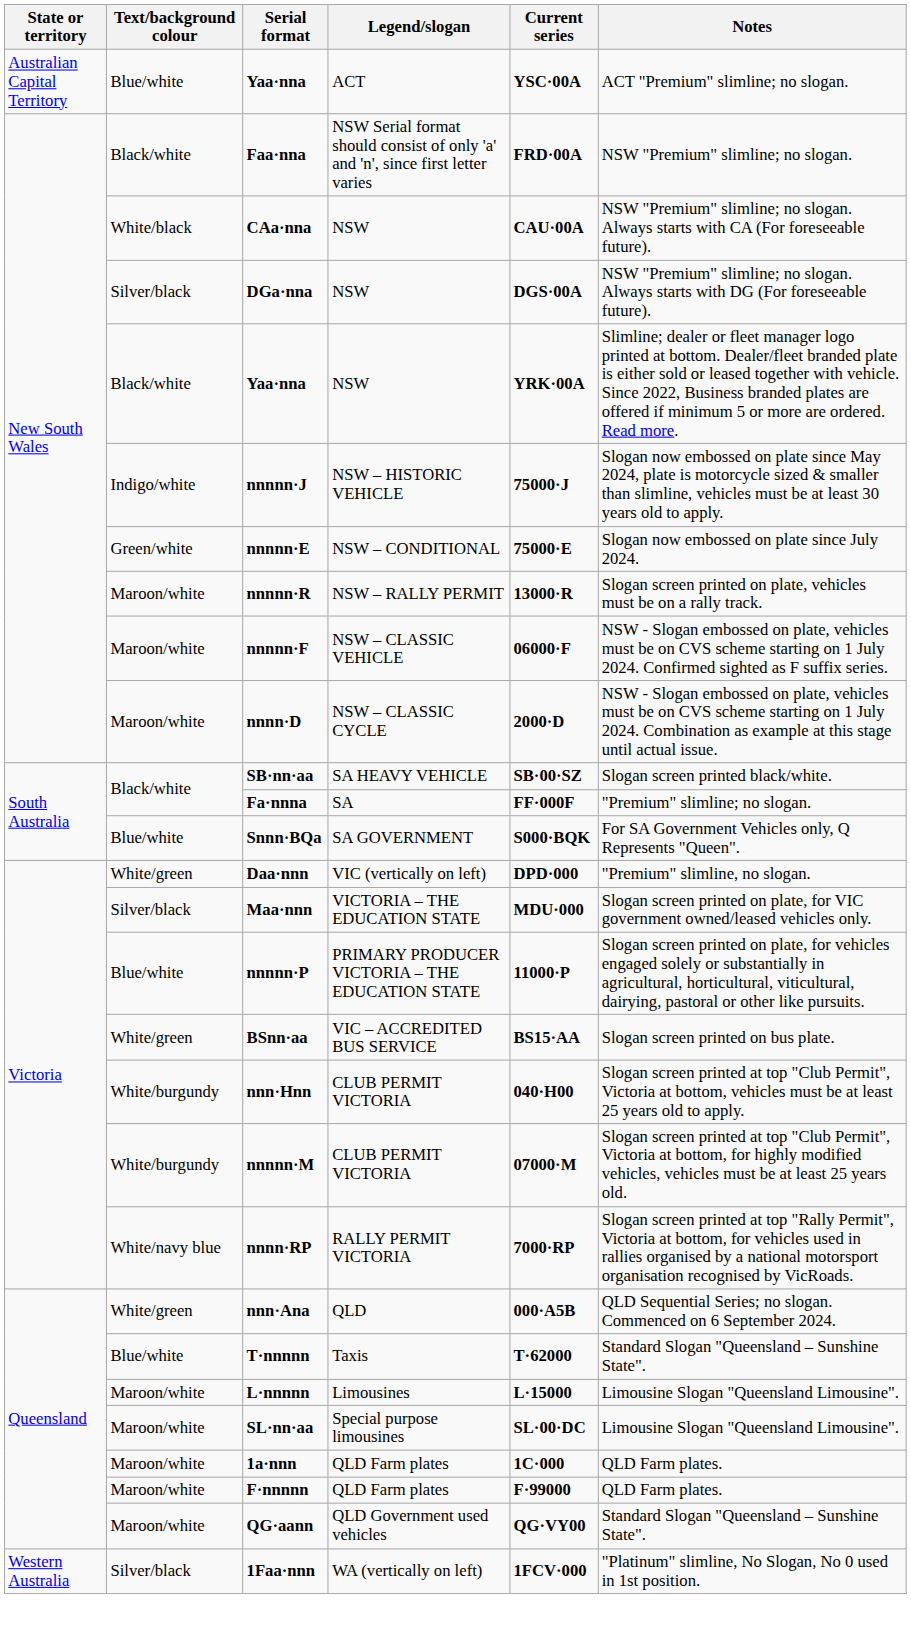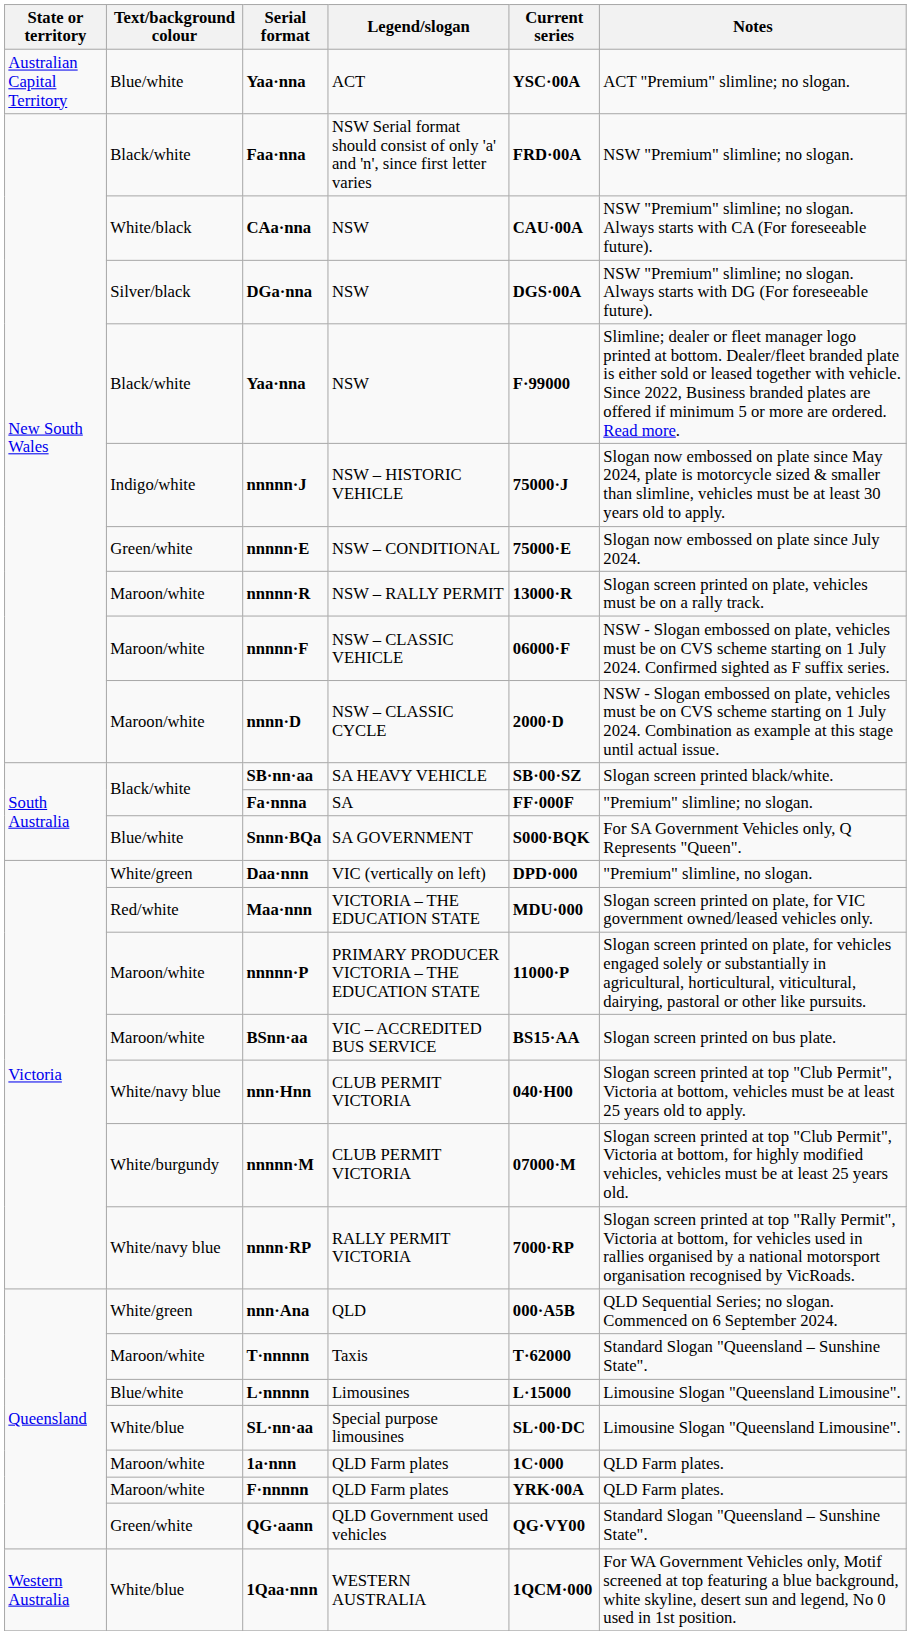(549, 383) YRK·00A -> (541, 383) F·99000
(151, 909) Silver/black -> (144, 909) Red/white
(147, 973) Blue/white -> (157, 973) Maroon/white
(152, 1037) White/green -> (157, 1037) Maroon/white
(165, 1091) White/burgundy -> (165, 1091) White/navy blue
(147, 1356) Blue/white -> (157, 1356) Maroon/white
(158, 1392) Maroon/white -> (147, 1392) Blue/white
(158, 1427) Maroon/white -> (147, 1427) White/blue
(542, 1490) F·99000 -> (548, 1490) YRK·00A
(158, 1525) Maroon/white -> (151, 1525) Green/white
- row: (281, 1570)
+ row: (282, 1589)
